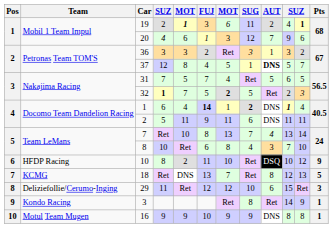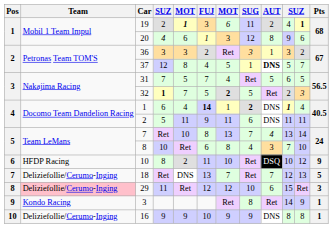(272, 38) 7 -> (272, 38) 8
(35, 175) KCMG -> (70, 175) Deliziefollie/Cerumo-Inging
(272, 175) 8 -> (272, 175) 7
(70, 188) no background -> (70, 188) pink background
(56, 216) Motul Team Mugen -> (70, 216) Deliziefollie/Cerumo-Inging
